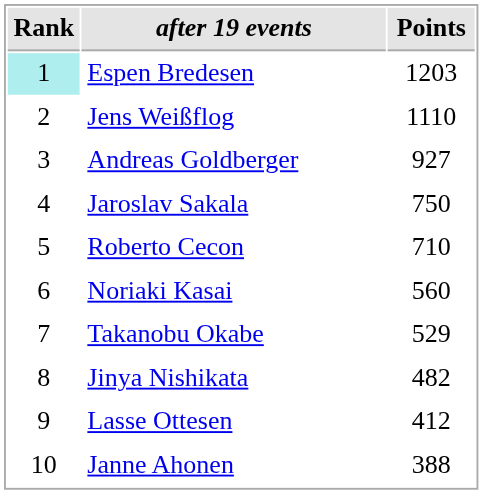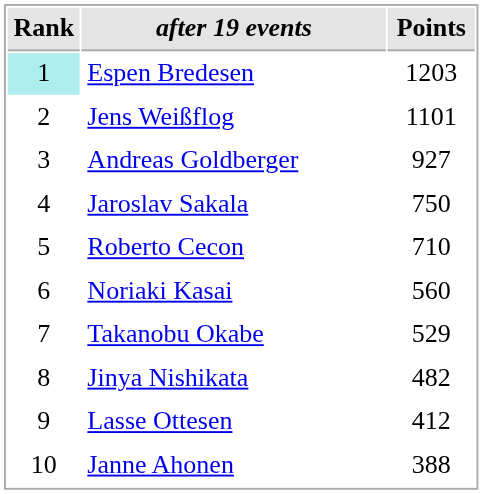(431, 116) 1110 -> (431, 116) 1101
